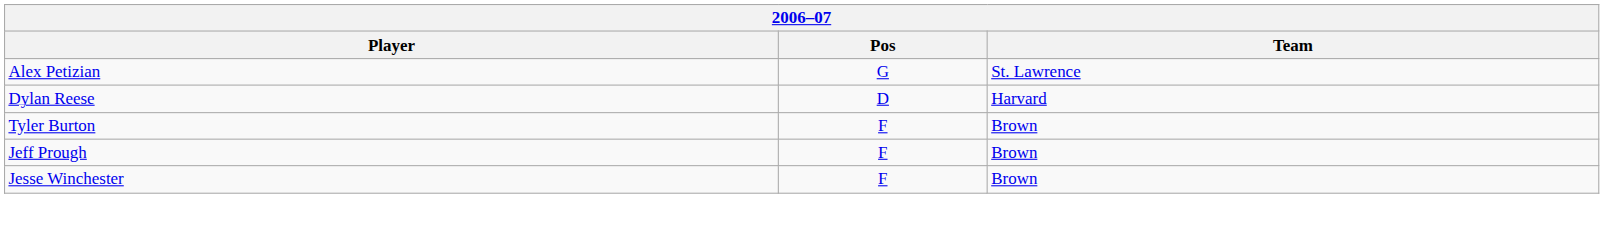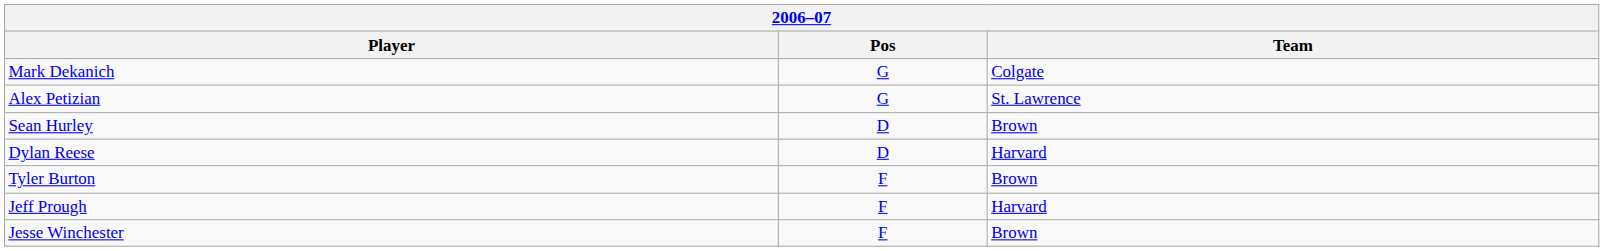+ row: (61, 71)
+ row: (51, 125)
(1014, 152) Brown -> (1019, 206) Harvard
